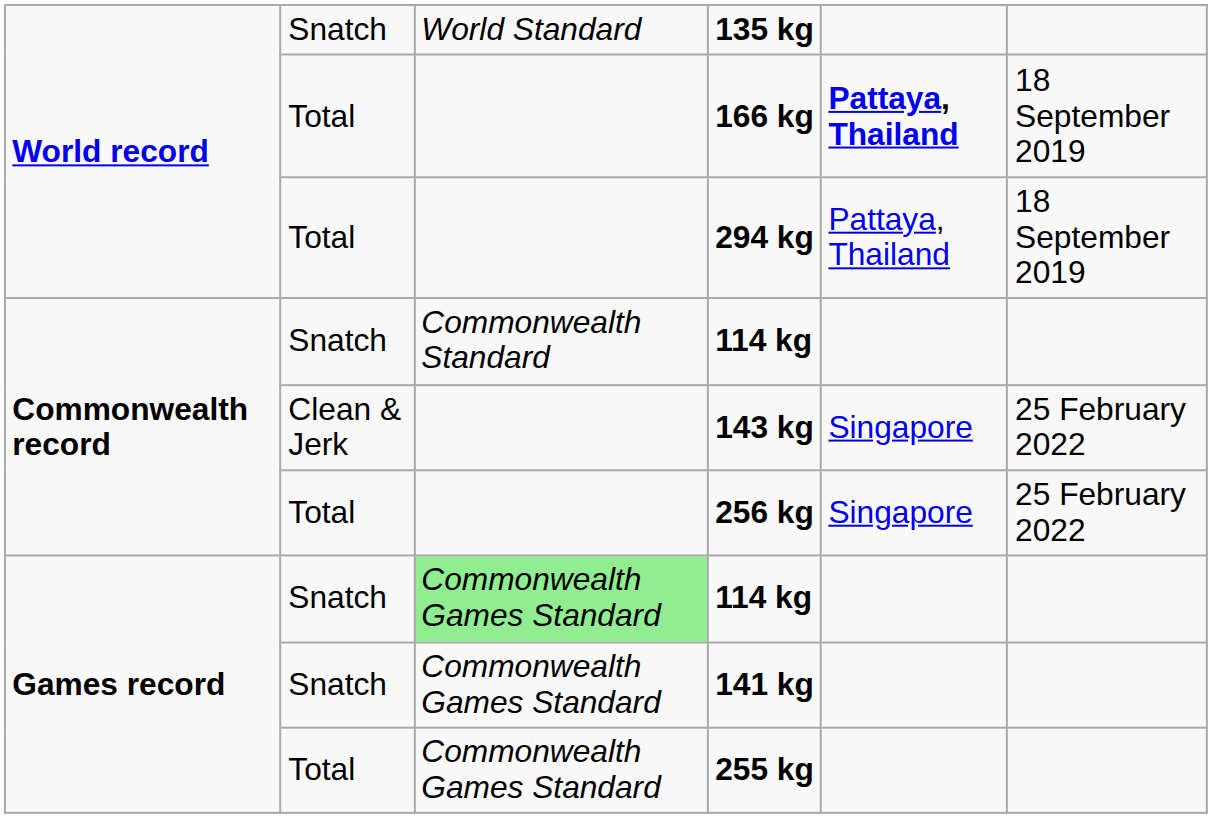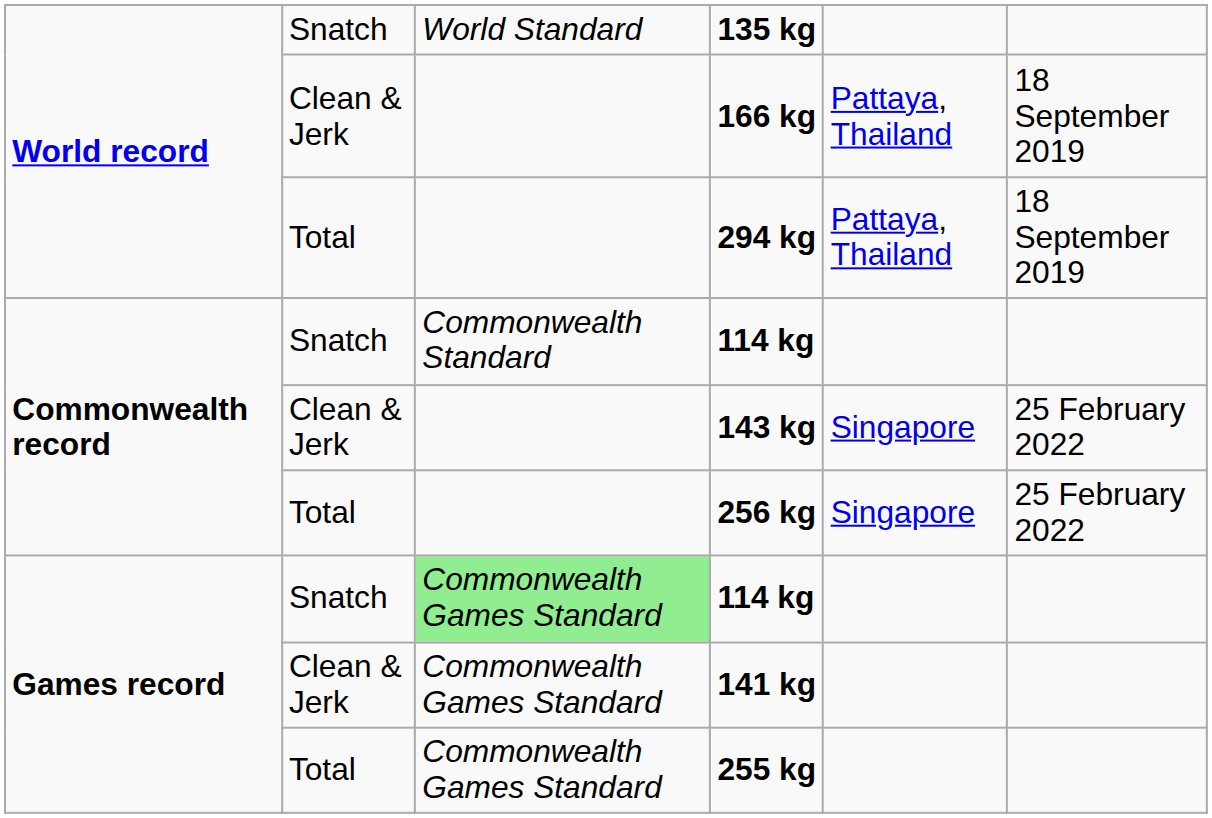(322, 115) Total -> (345, 115) Clean & Jerk
(894, 115) bold -> (891, 115) normal
(338, 684) Snatch -> (345, 684) Clean & Jerk
